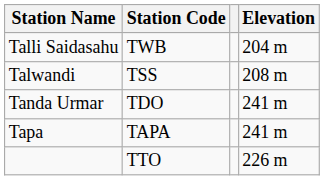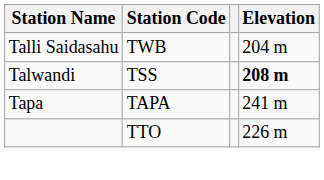(265, 75) normal -> (265, 75) bold
- row: (56, 103)
